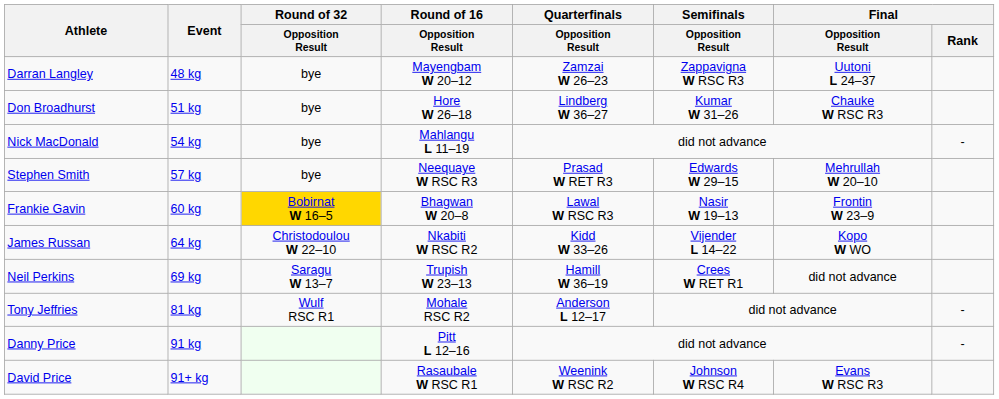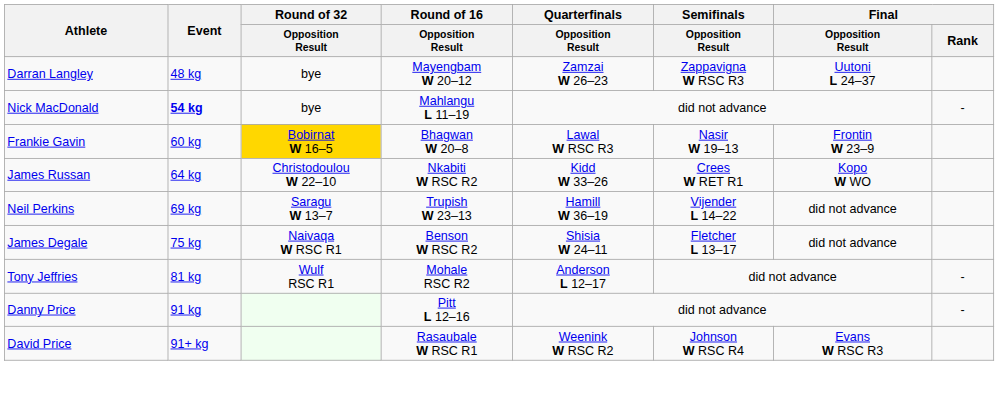- row: (51, 108)
(186, 142) normal -> (187, 108) bold
- row: (48, 175)
(713, 243) Vijender L 14–22 -> (713, 175) Crees W RET R1
(713, 276) Crees W RET R1 -> (713, 209) Vijender L 14–22
+ row: (47, 243)
